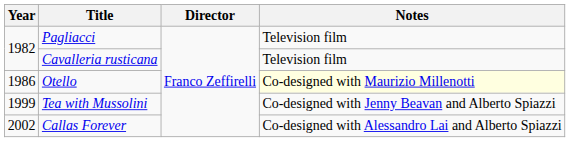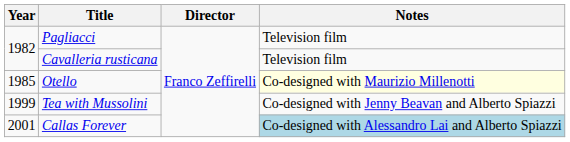(22, 81) 1986 -> (22, 81) 1985
(22, 125) 2002 -> (22, 125) 2001
(412, 125) no background -> (412, 125) lightblue background
